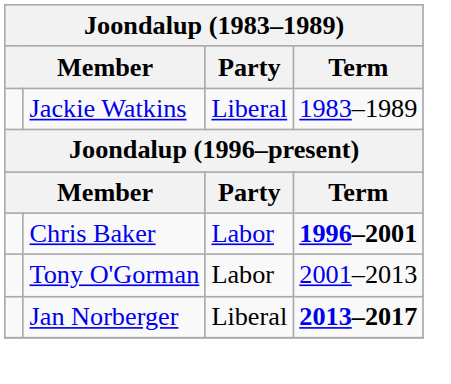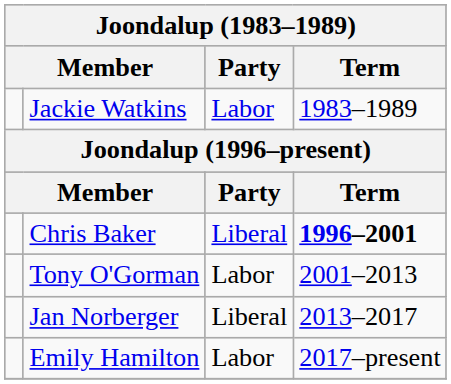(249, 108) Liberal -> (243, 108) Labor
(243, 233) Labor -> (249, 233) Liberal
(358, 316) bold -> (358, 316) normal
+ row: (114, 358)
